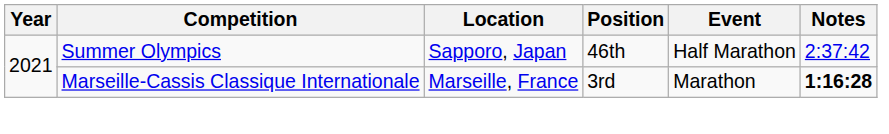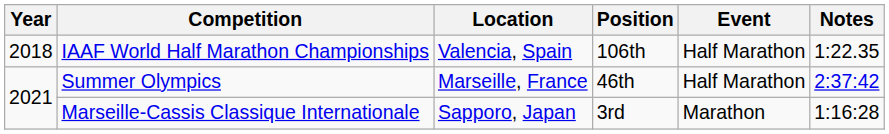+ row: (245, 50)
(497, 50) Sapporo, Japan -> (513, 81) Marseille, France
(503, 81) Marseille, France -> (507, 112) Sapporo, Japan
(838, 81) bold -> (847, 112) normal
